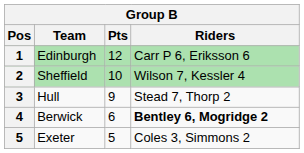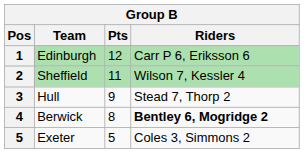(115, 76) 10 -> (115, 76) 11
(112, 117) 6 -> (112, 117) 8
